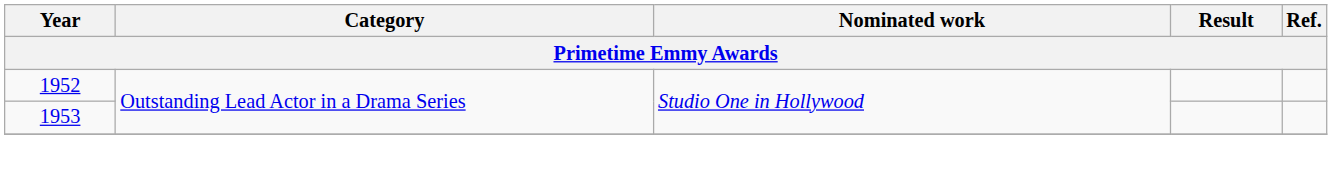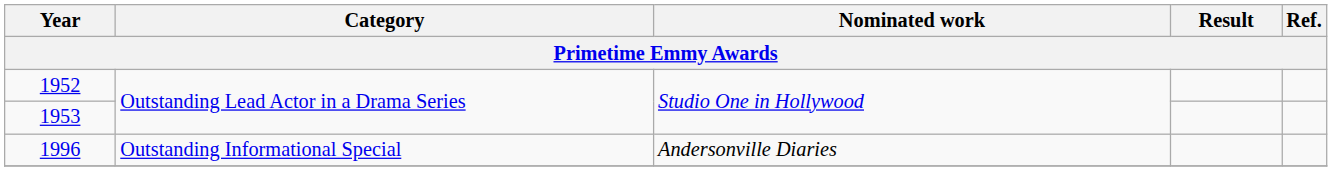+ row: (60, 149)
